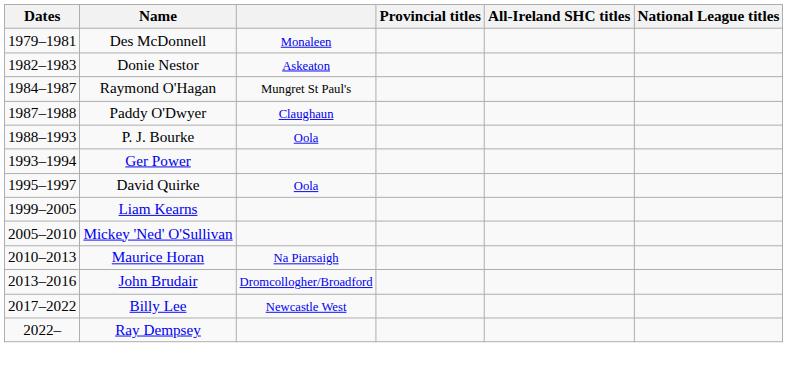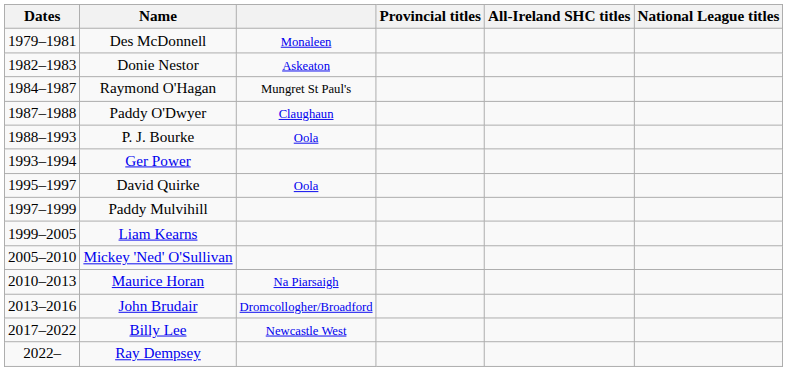+ row: (158, 209)
